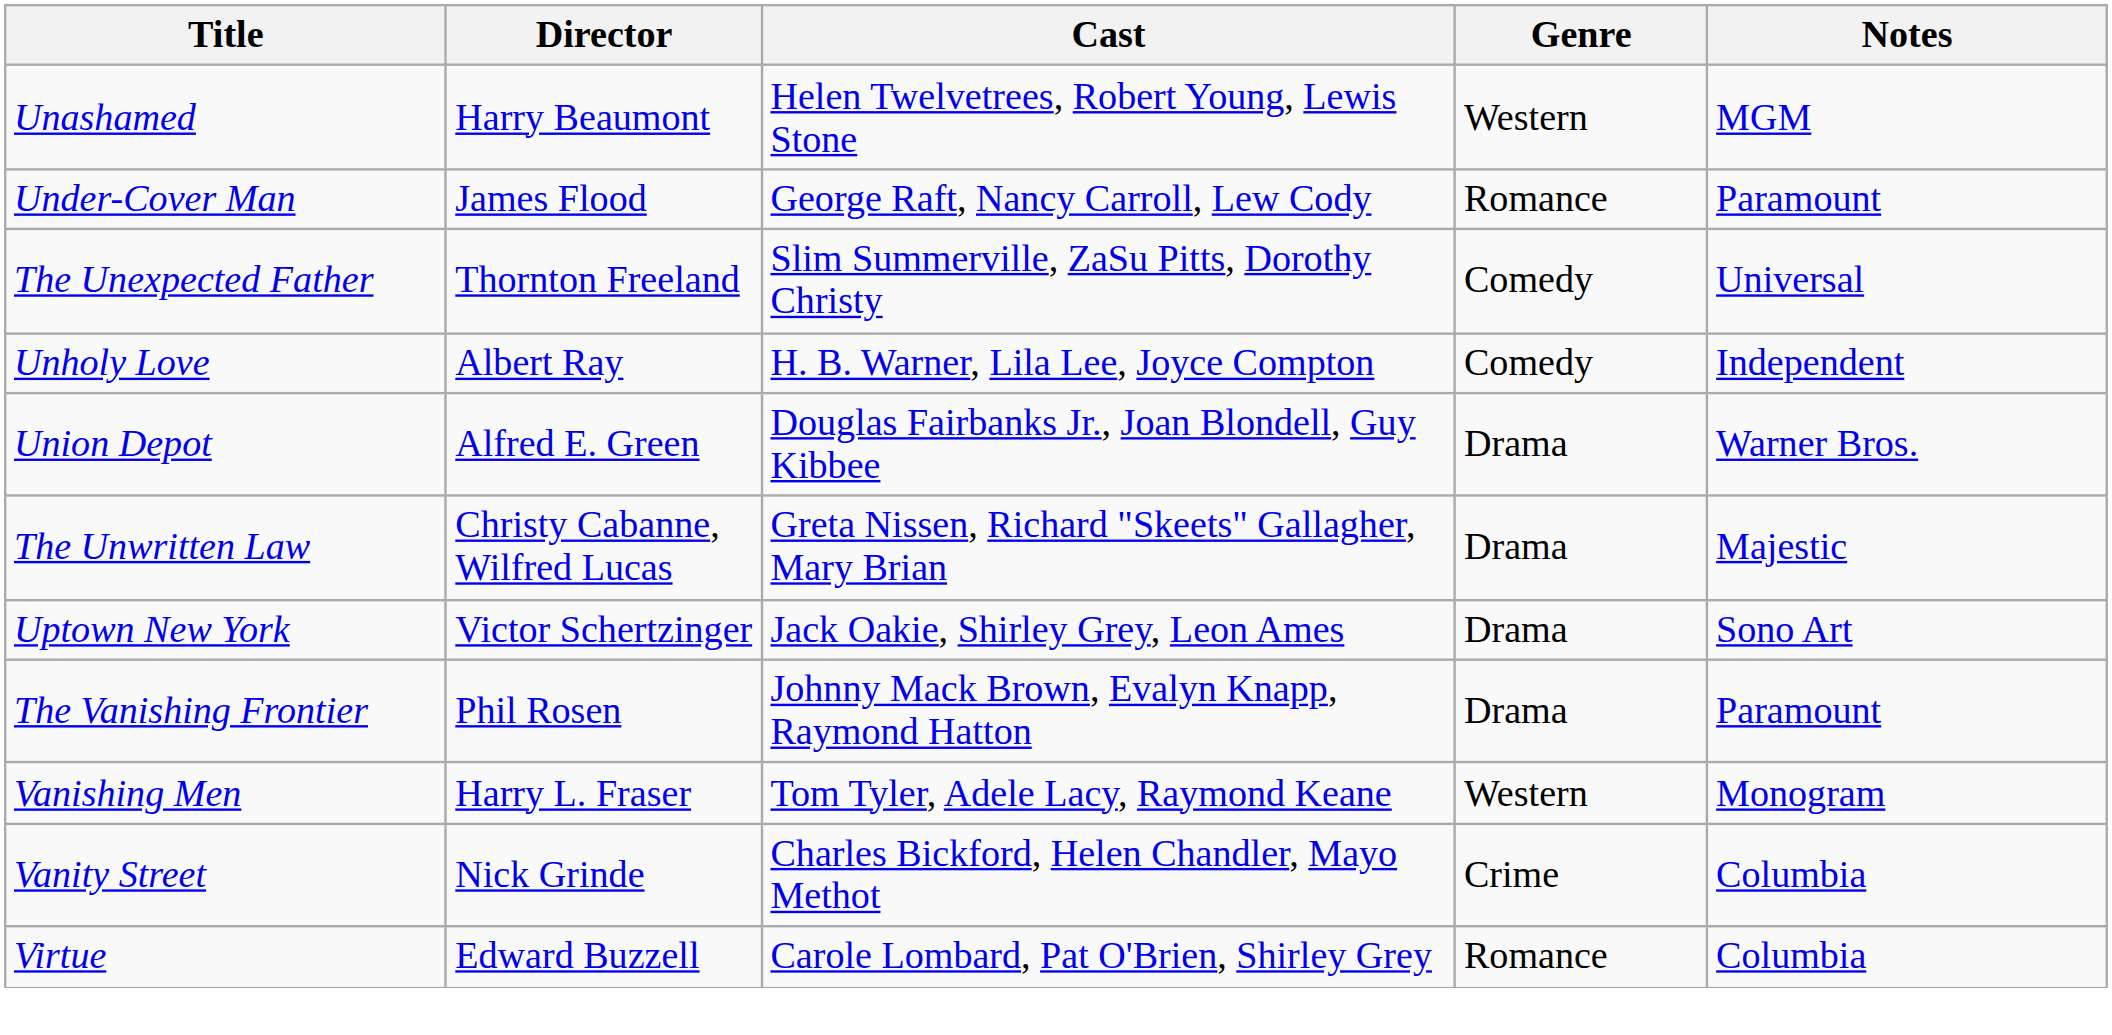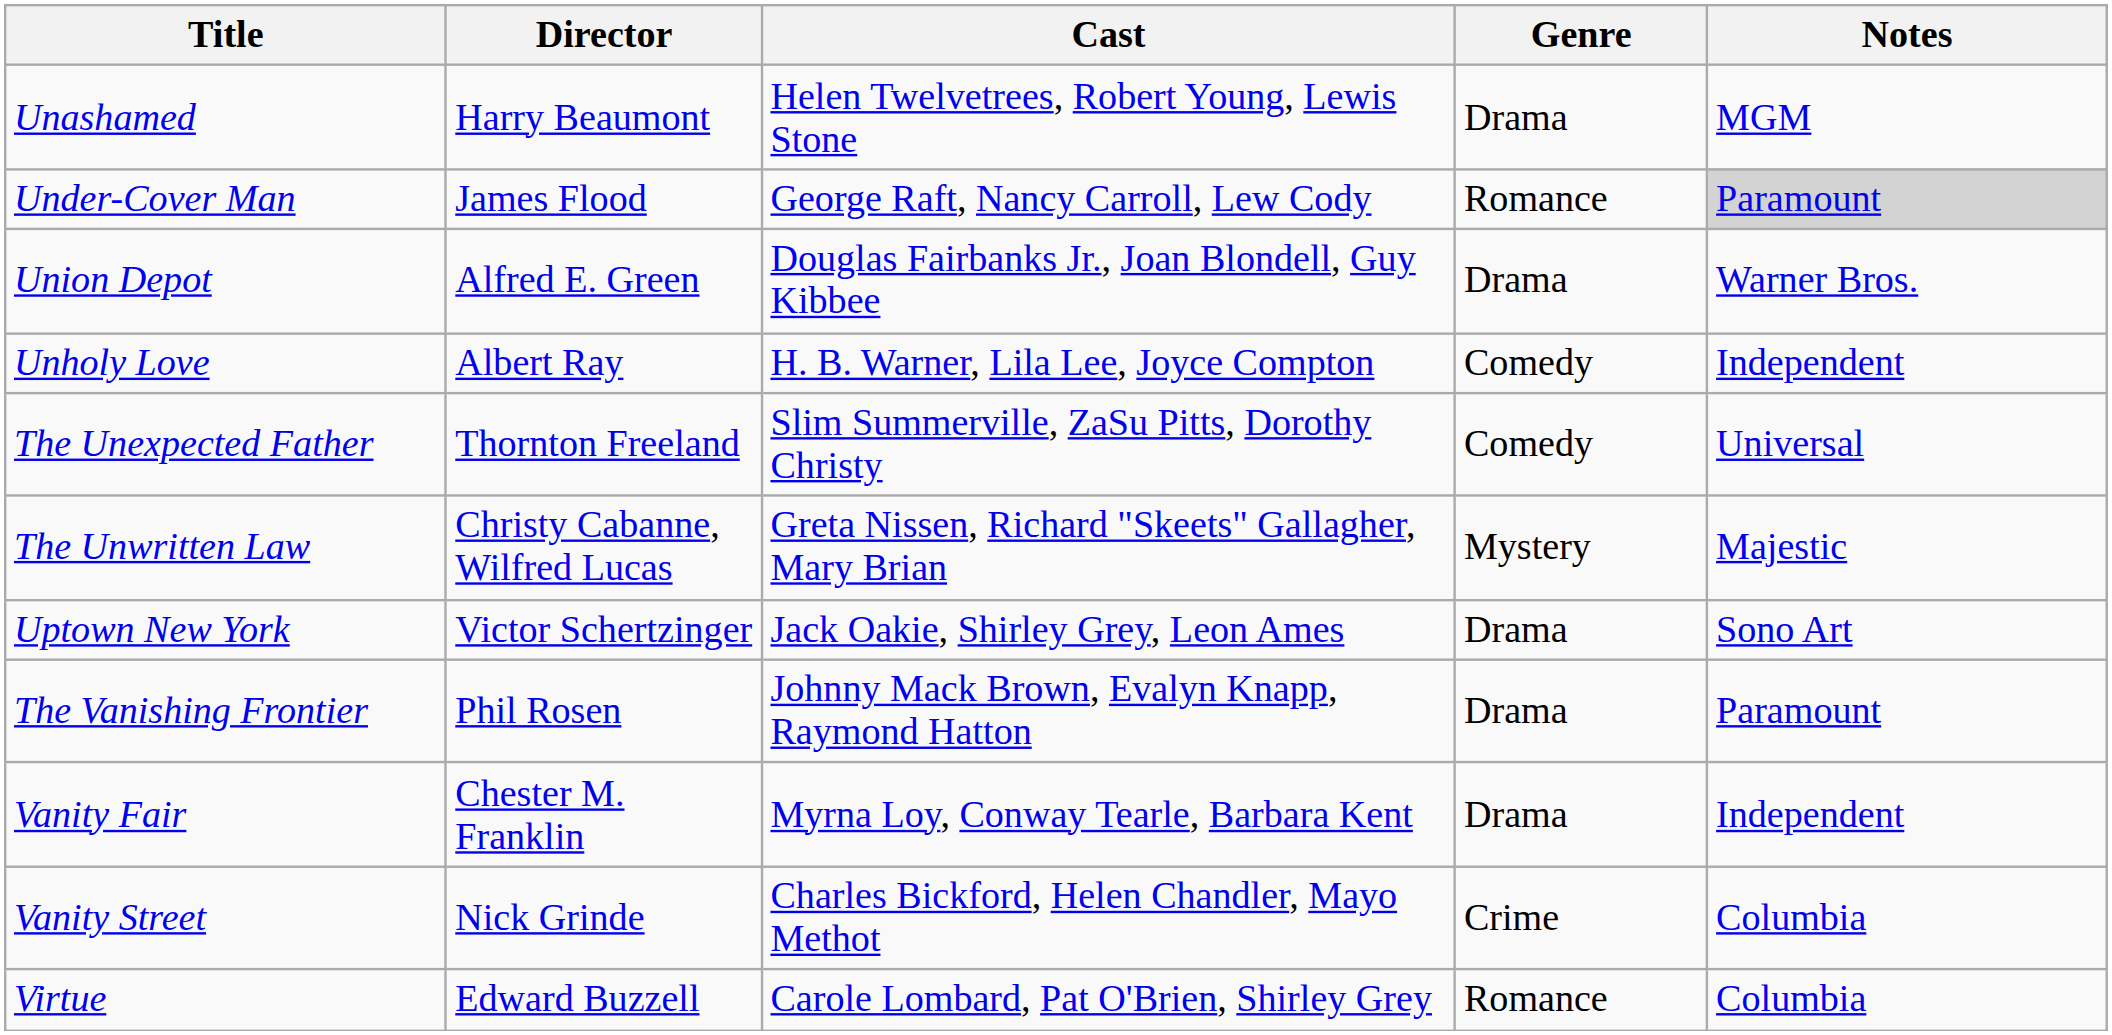(1526, 116) Western -> (1516, 116) Drama
(1799, 198) no background -> (1799, 198) lightgrey background
rows swapped: (194, 280) <-> (113, 443)
(1516, 546) Drama -> (1527, 546) Mystery
- row: (128, 792)
+ row: (100, 813)
